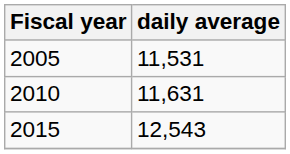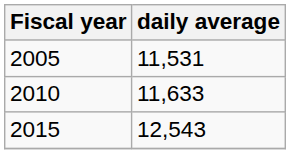(171, 93) 11,631 -> (171, 93) 11,633
